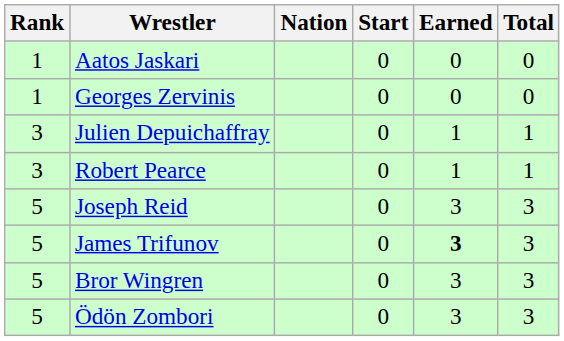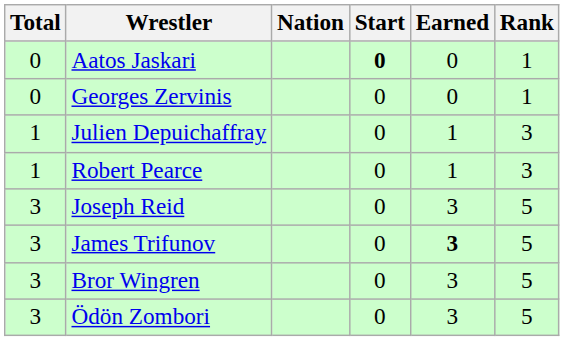columns swapped: (37, 22) <-> (529, 22)
(383, 59) normal -> (380, 59) bold
